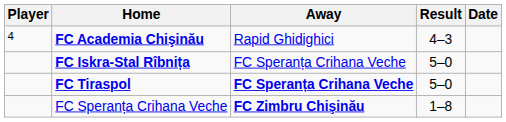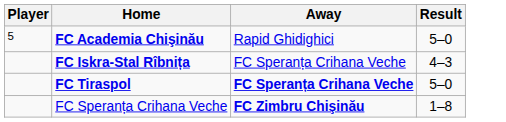- column: (483, 15)
(11, 36) 4 -> (11, 36) 5
(441, 39) 4–3 -> (441, 39) 5–0
(441, 62) 5–0 -> (441, 62) 4–3
